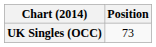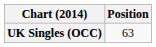(128, 33) 73 -> (128, 33) 63
